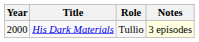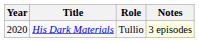(17, 29) 2000 -> (17, 29) 2020
